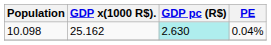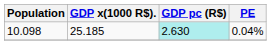(87, 31) 25.162 -> (87, 31) 25.185
